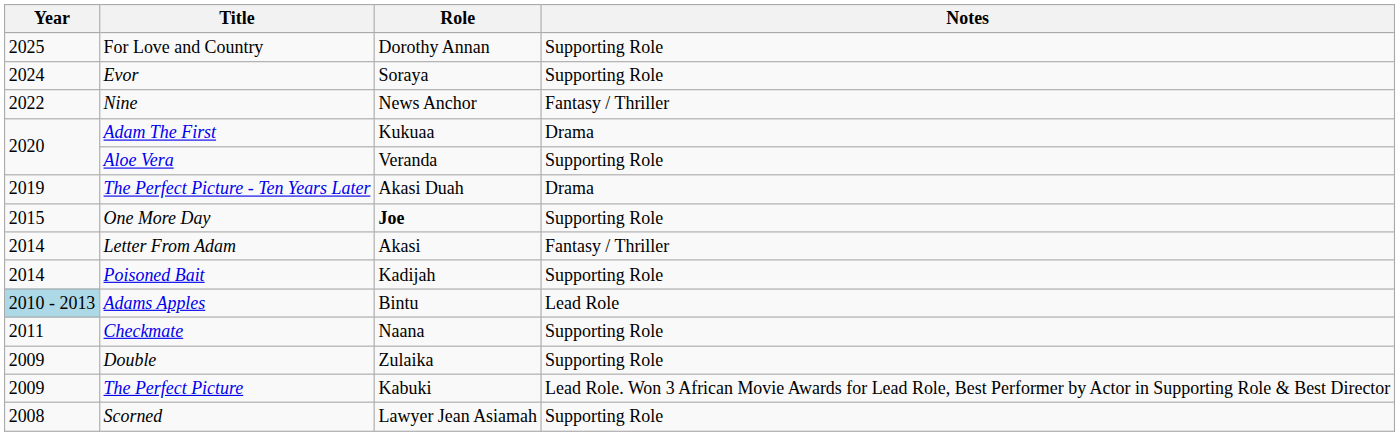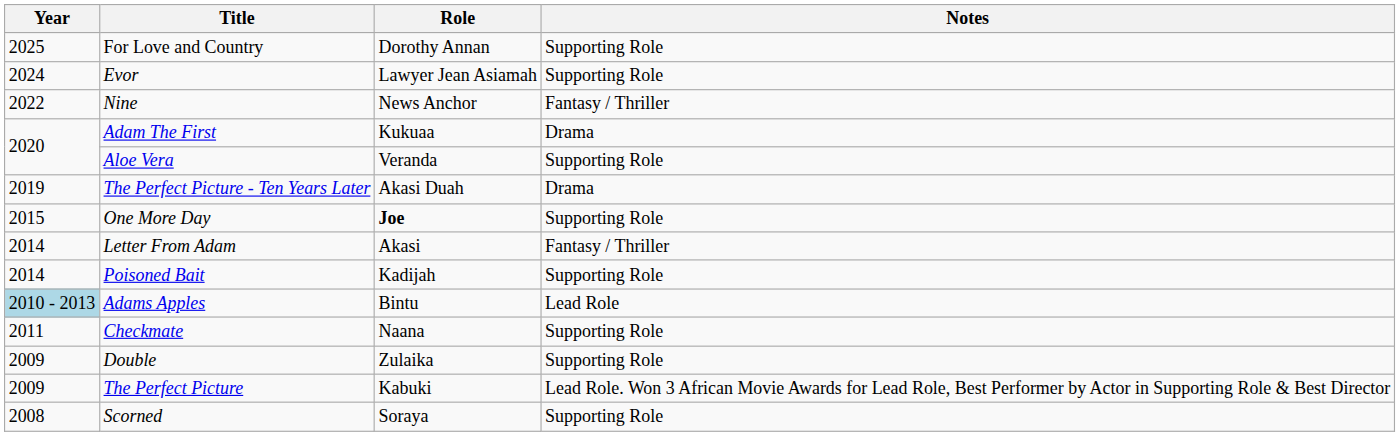(404, 75) Soraya -> (458, 75) Lawyer Jean Asiamah
(458, 416) Lawyer Jean Asiamah -> (404, 416) Soraya
